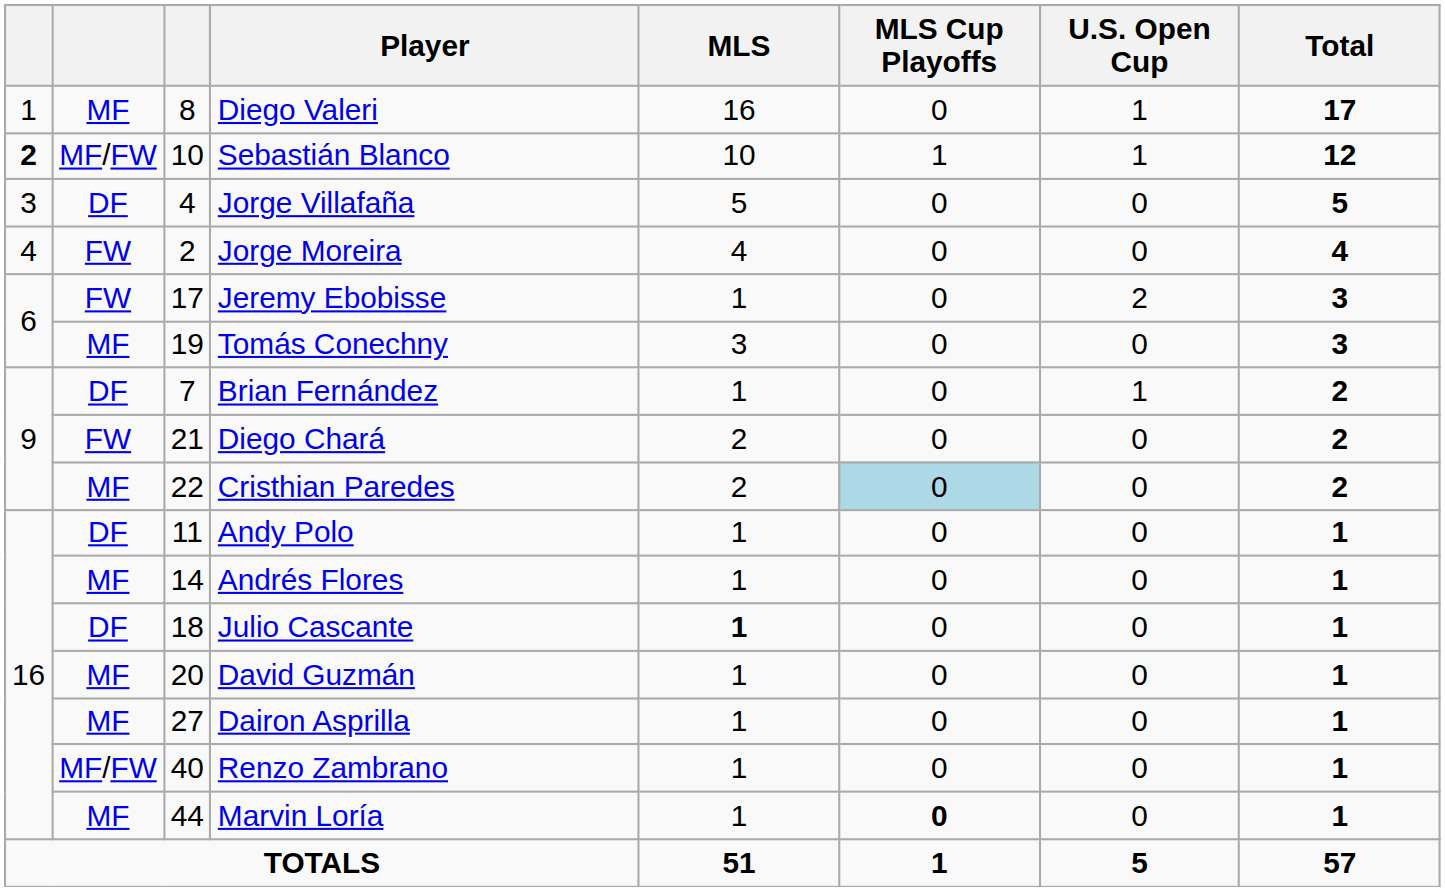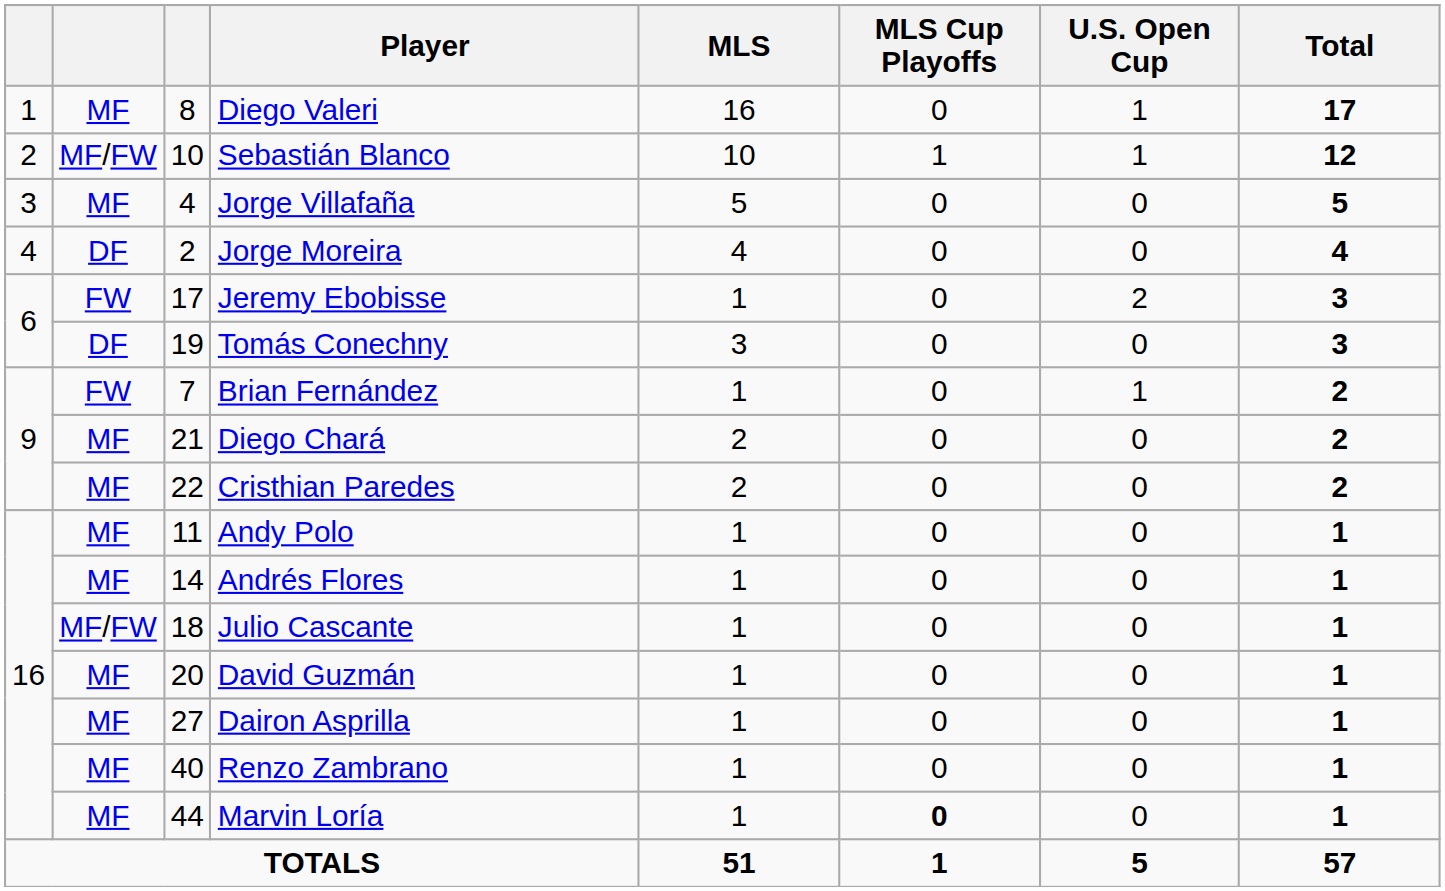(29, 156) bold -> (29, 156) normal
(108, 203) DF -> (108, 203) MF
(108, 250) FW -> (108, 250) DF
(108, 345) MF -> (108, 345) DF
(108, 392) DF -> (108, 392) FW
(108, 439) FW -> (108, 439) MF
(939, 486) lightblue background -> (939, 486) no background
(108, 533) DF -> (108, 533) MF
(108, 627) DF -> (108, 627) MF/FW
(739, 627) bold -> (739, 627) normal
(108, 768) MF/FW -> (108, 768) MF
